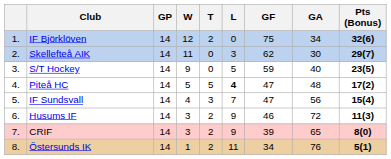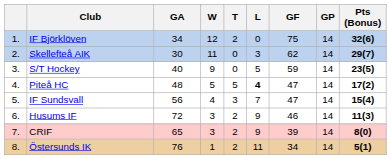columns swapped: (165, 17) <-> (316, 17)
